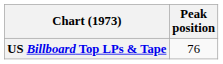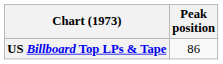(194, 48) 76 -> (194, 48) 86
